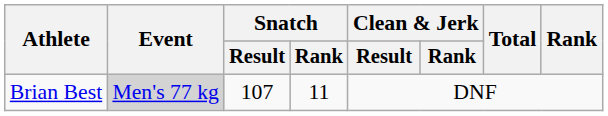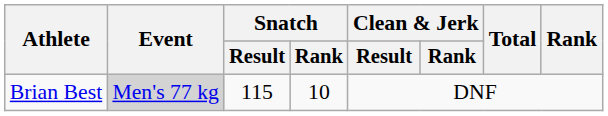(257, 92) 107 -> (257, 92) 115
(319, 92) 11 -> (319, 92) 10
